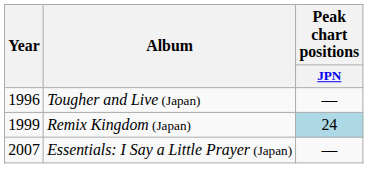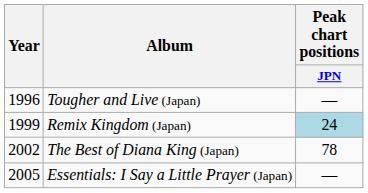+ row: (143, 150)
(24, 150) 2007 -> (24, 175) 2005
